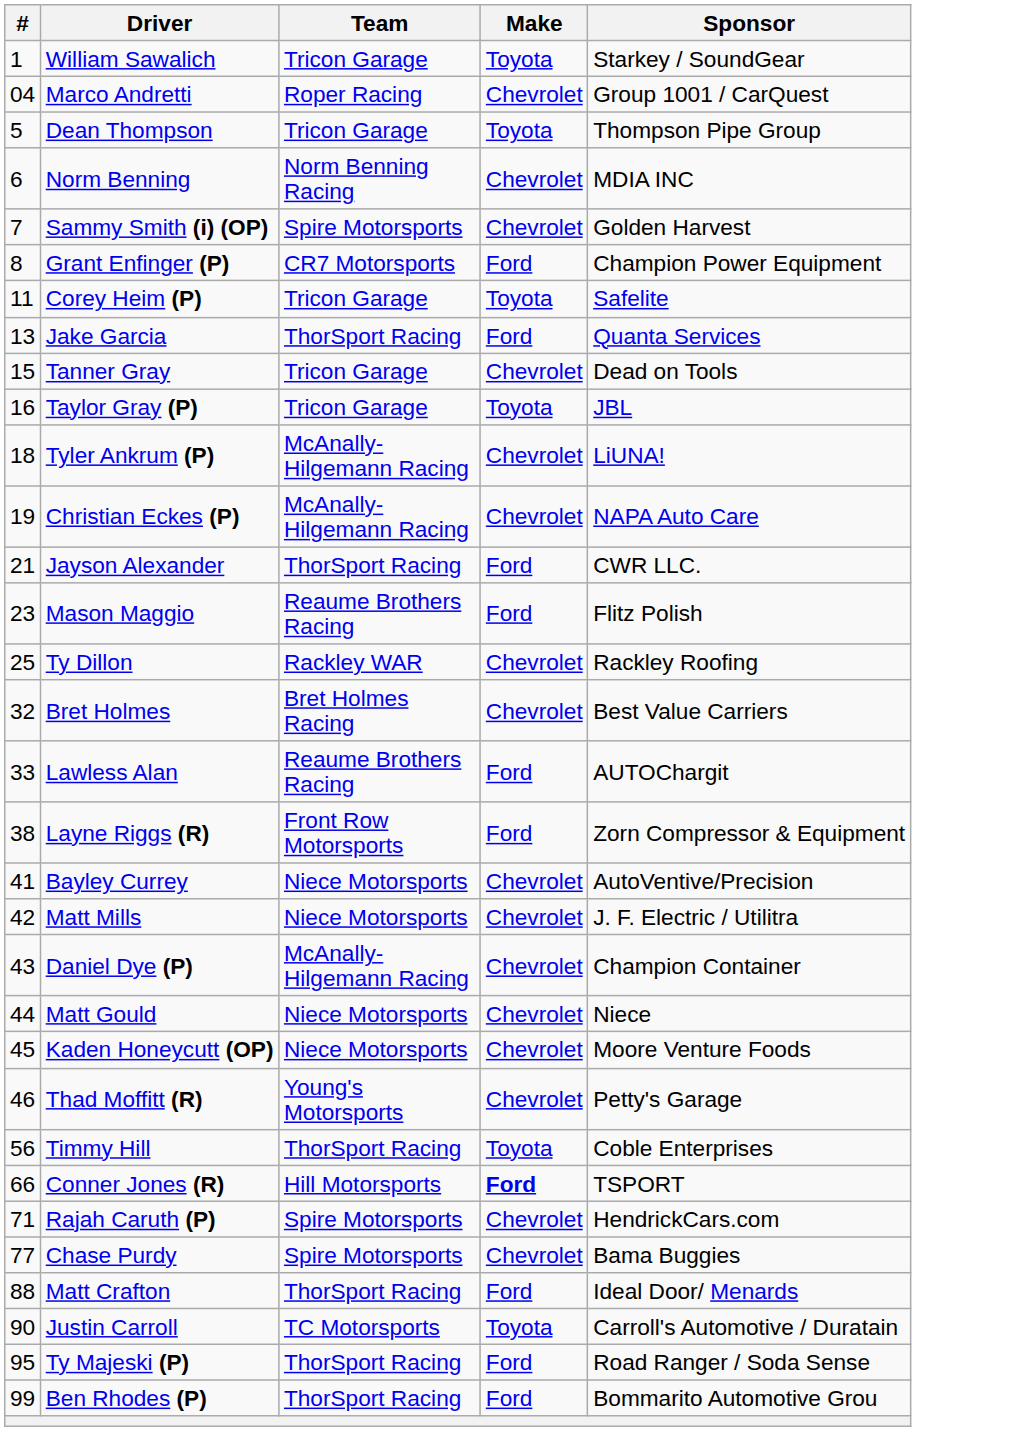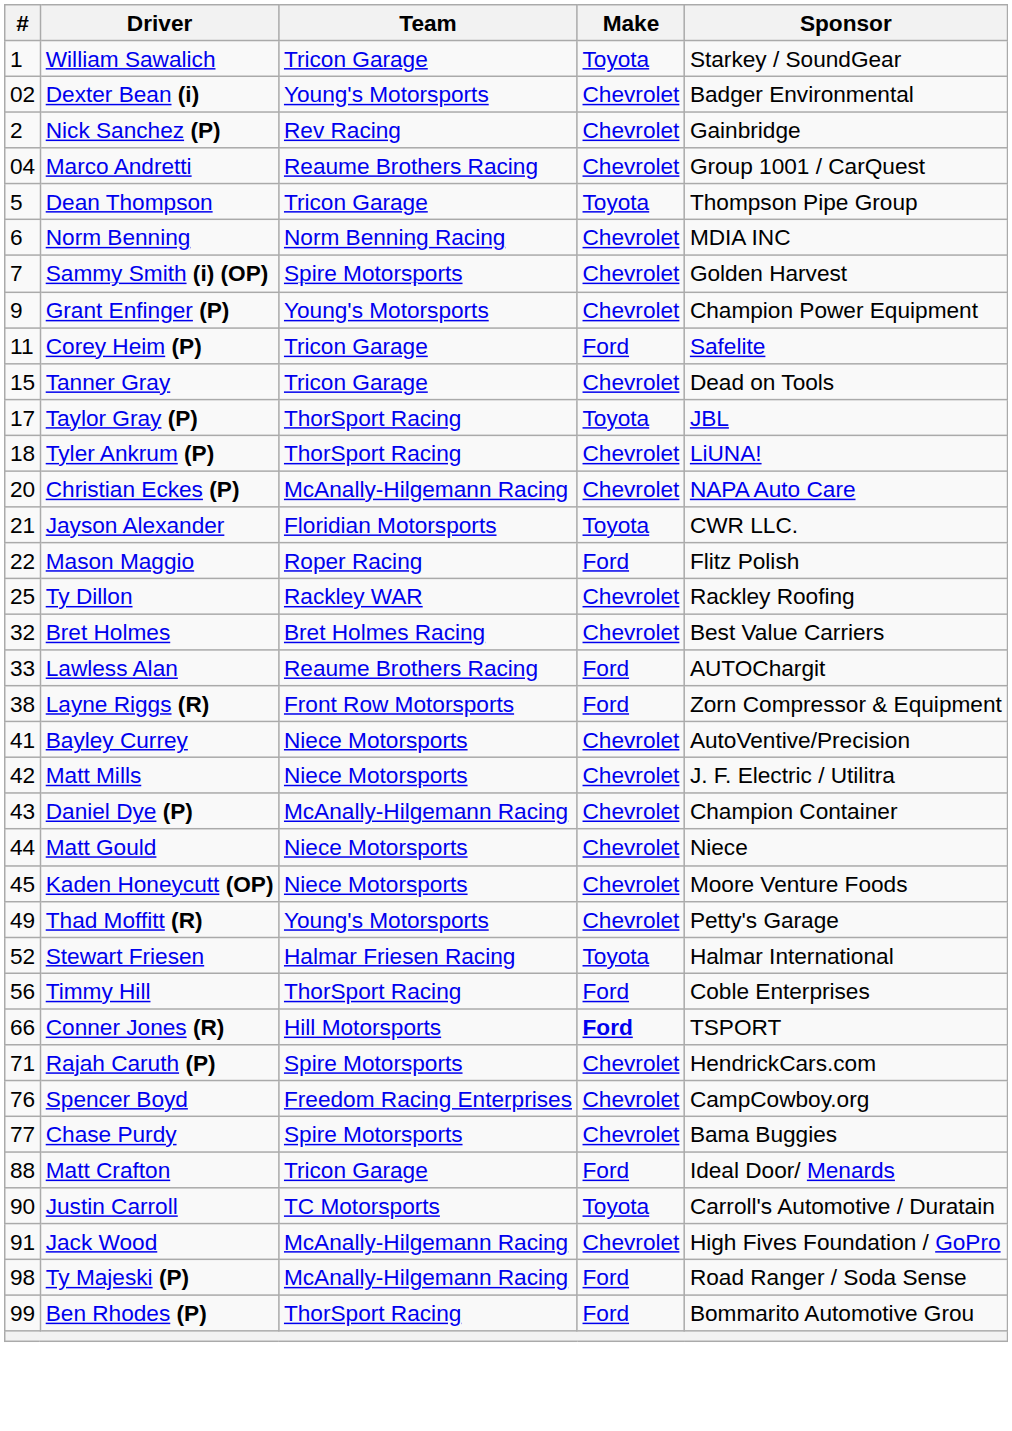+ row: (122, 95)
+ row: (133, 130)
(353, 95) Roper Racing -> (411, 166) Reaume Brothers Racing
(16, 263) 8 -> (16, 310) 9
(369, 263) CR7 Motorsports -> (386, 310) Young's Motorsports
(509, 263) Ford -> (631, 310) Chevrolet
(519, 299) Toyota -> (606, 346) Ford
- row: (106, 335)
(23, 407) 16 -> (23, 417) 17
(356, 407) Tricon Garage -> (373, 417) ThorSport Racing
(376, 455) McAnally-Hilgemann Racing -> (373, 453) ThorSport Racing
(23, 516) 19 -> (23, 489) 20
(373, 565) ThorSport Racing -> (390, 525) Floridian Motorsports
(509, 565) Ford -> (616, 525) Toyota
(23, 613) 23 -> (23, 561) 22
(373, 613) Reaume Brothers Racing -> (353, 561) Roper Racing
(23, 1099) 46 -> (23, 919) 49
+ row: (125, 955)
(519, 1147) Toyota -> (606, 991) Ford
+ row: (117, 1098)
(373, 1291) ThorSport Racing -> (356, 1170) Tricon Garage
+ row: (101, 1242)
(23, 1362) 95 -> (23, 1278) 98
(373, 1362) ThorSport Racing -> (426, 1278) McAnally-Hilgemann Racing
